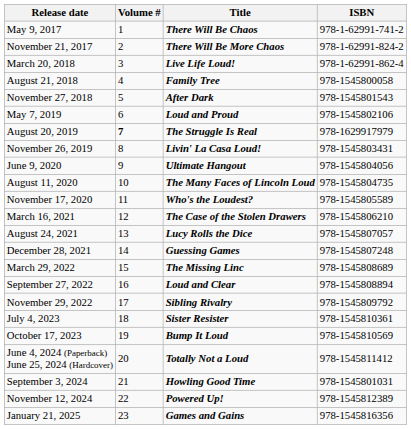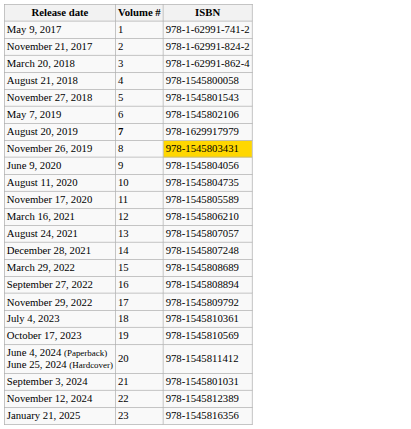- column: (240, 13)
(356, 149) no background -> (202, 149) gold background
